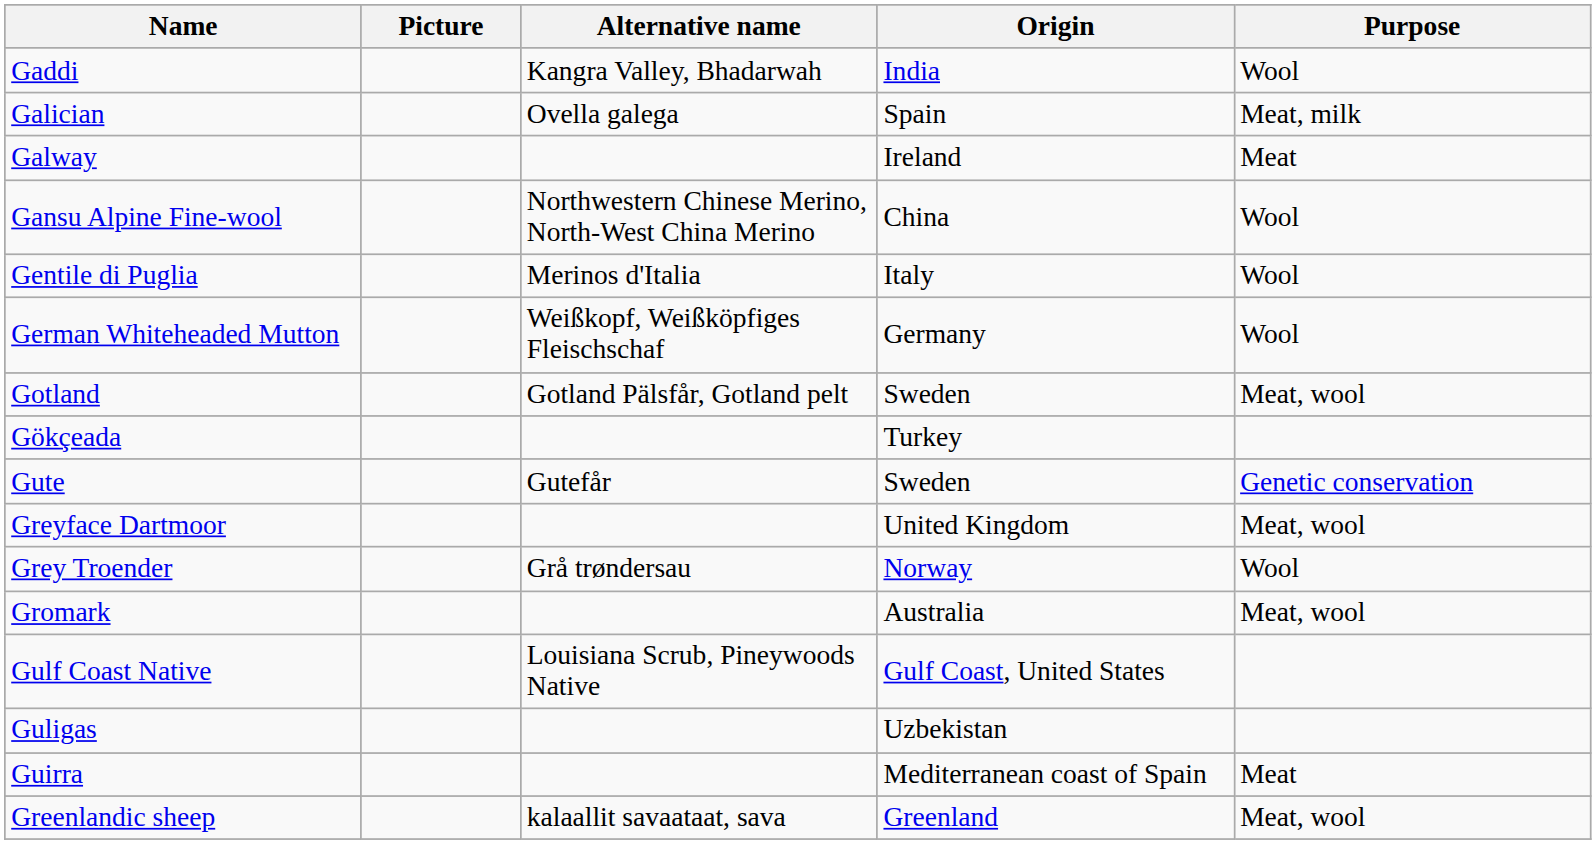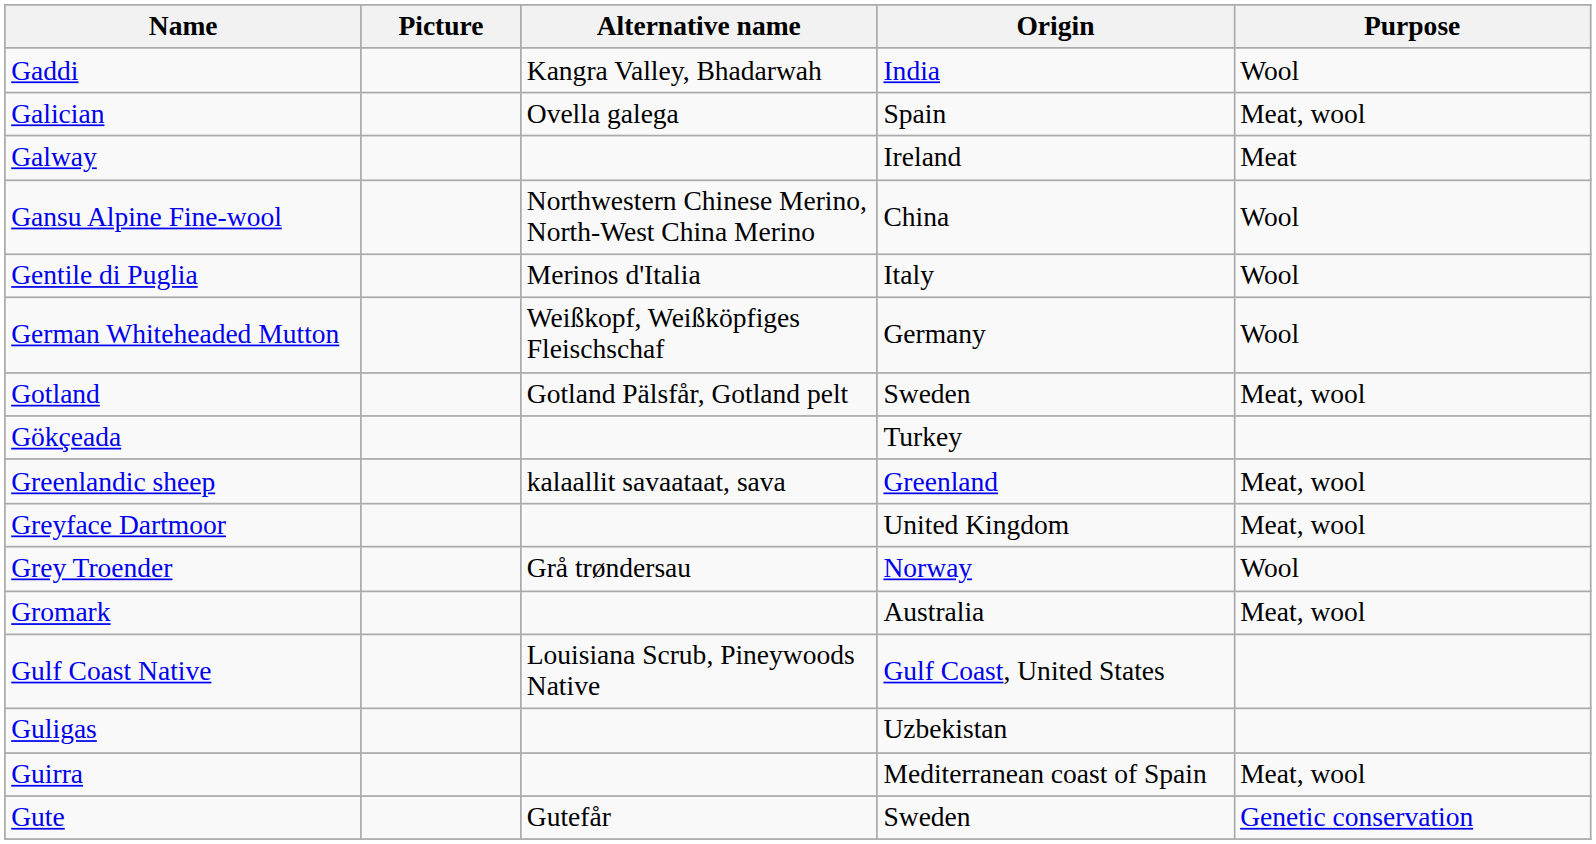(1301, 113) Meat, milk -> (1303, 113) Meat, wool
rows swapped: (113, 817) <-> (38, 481)
(1268, 773) Meat -> (1303, 773) Meat, wool
